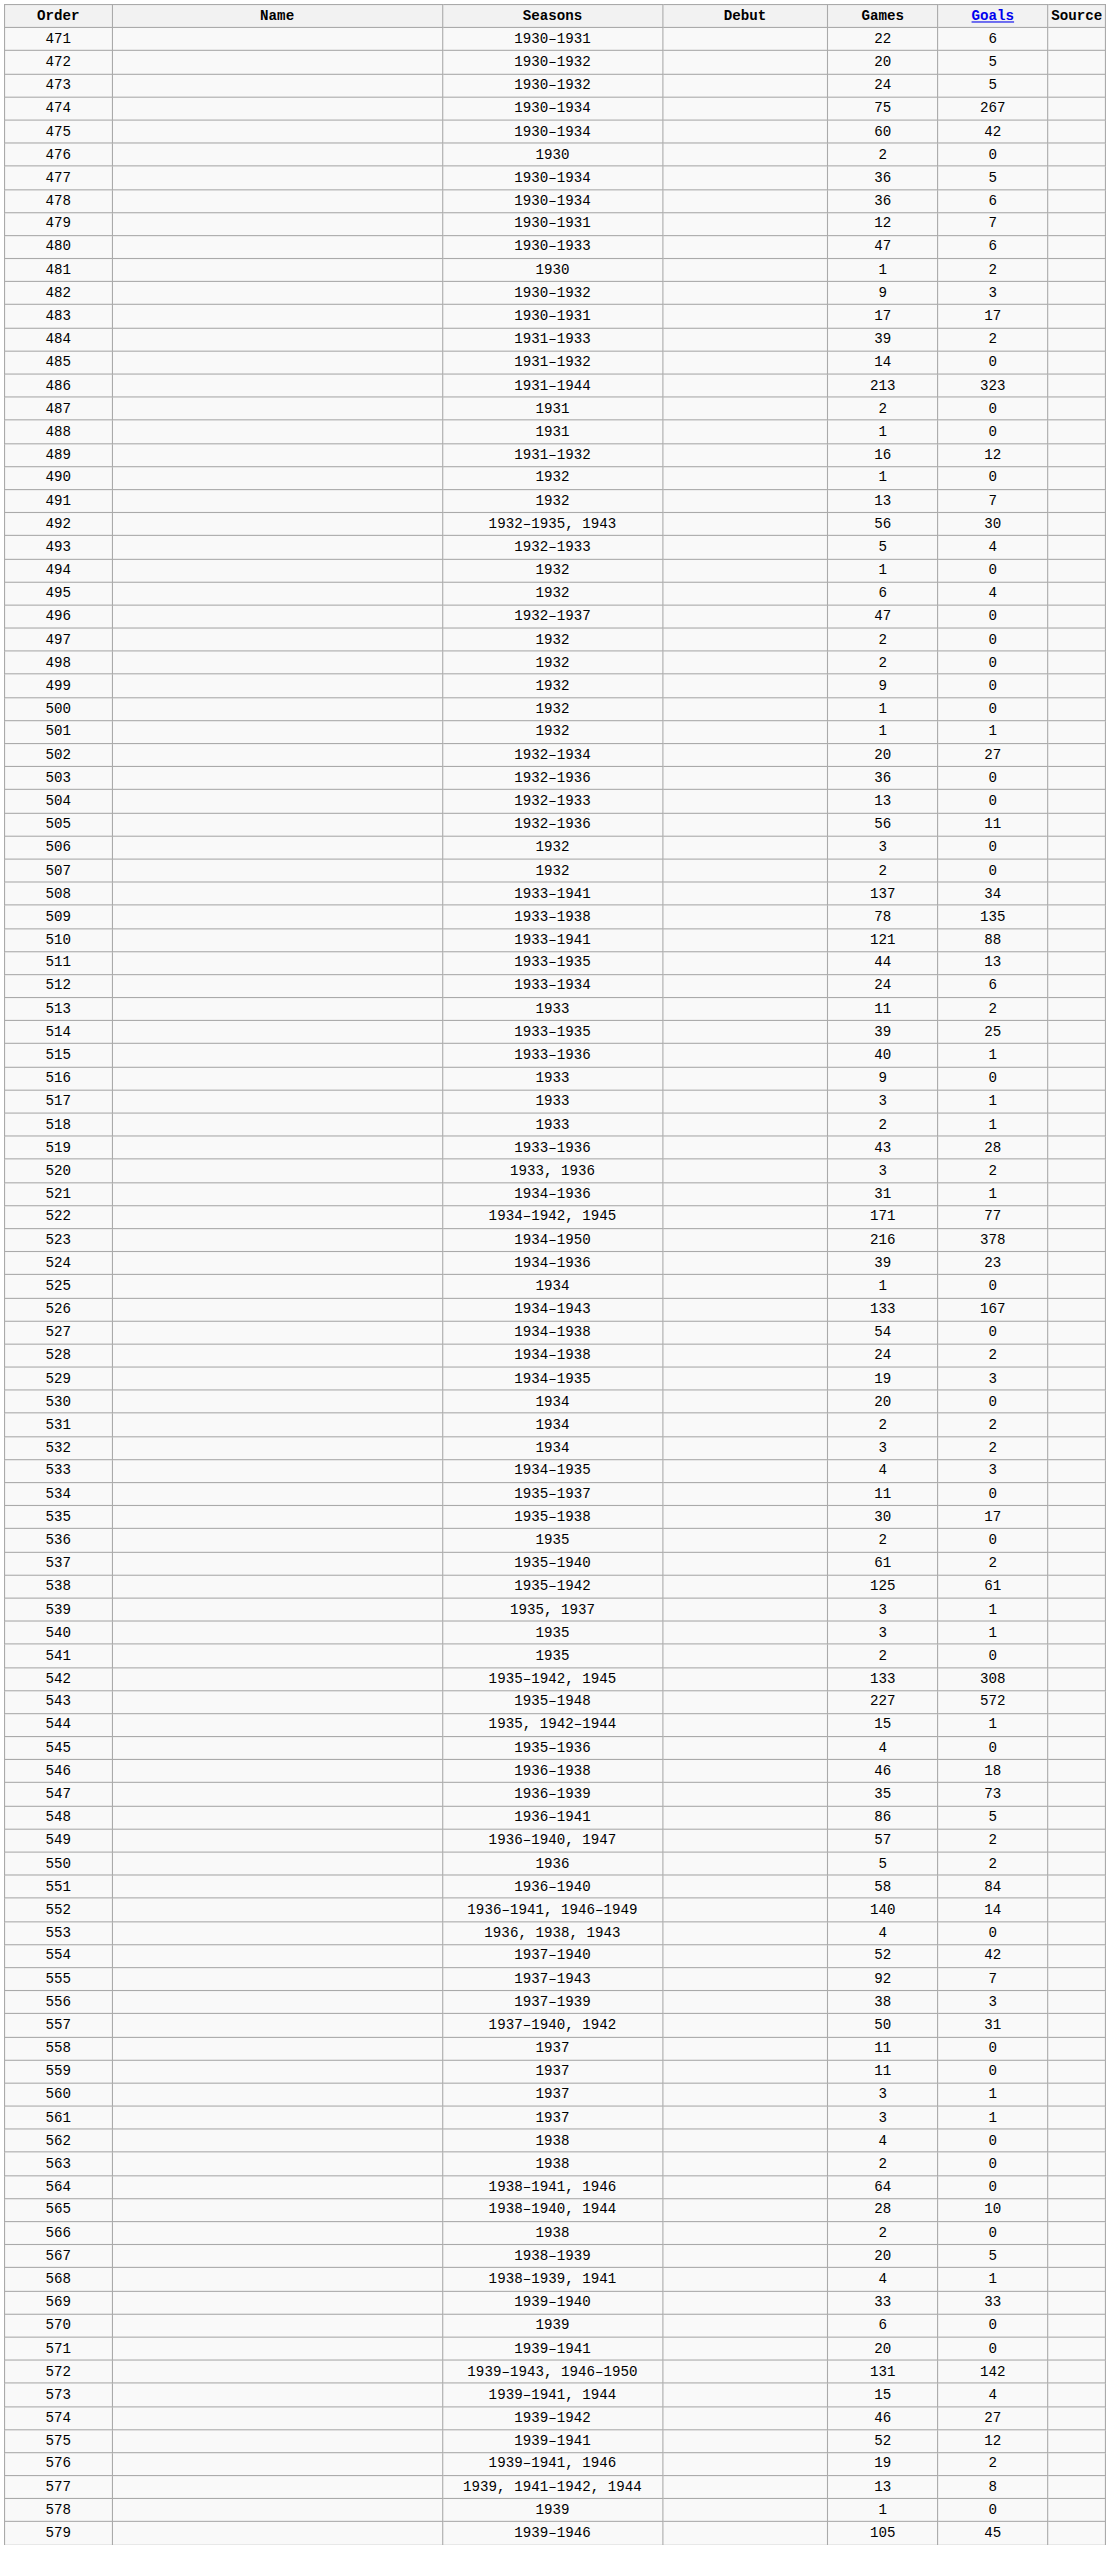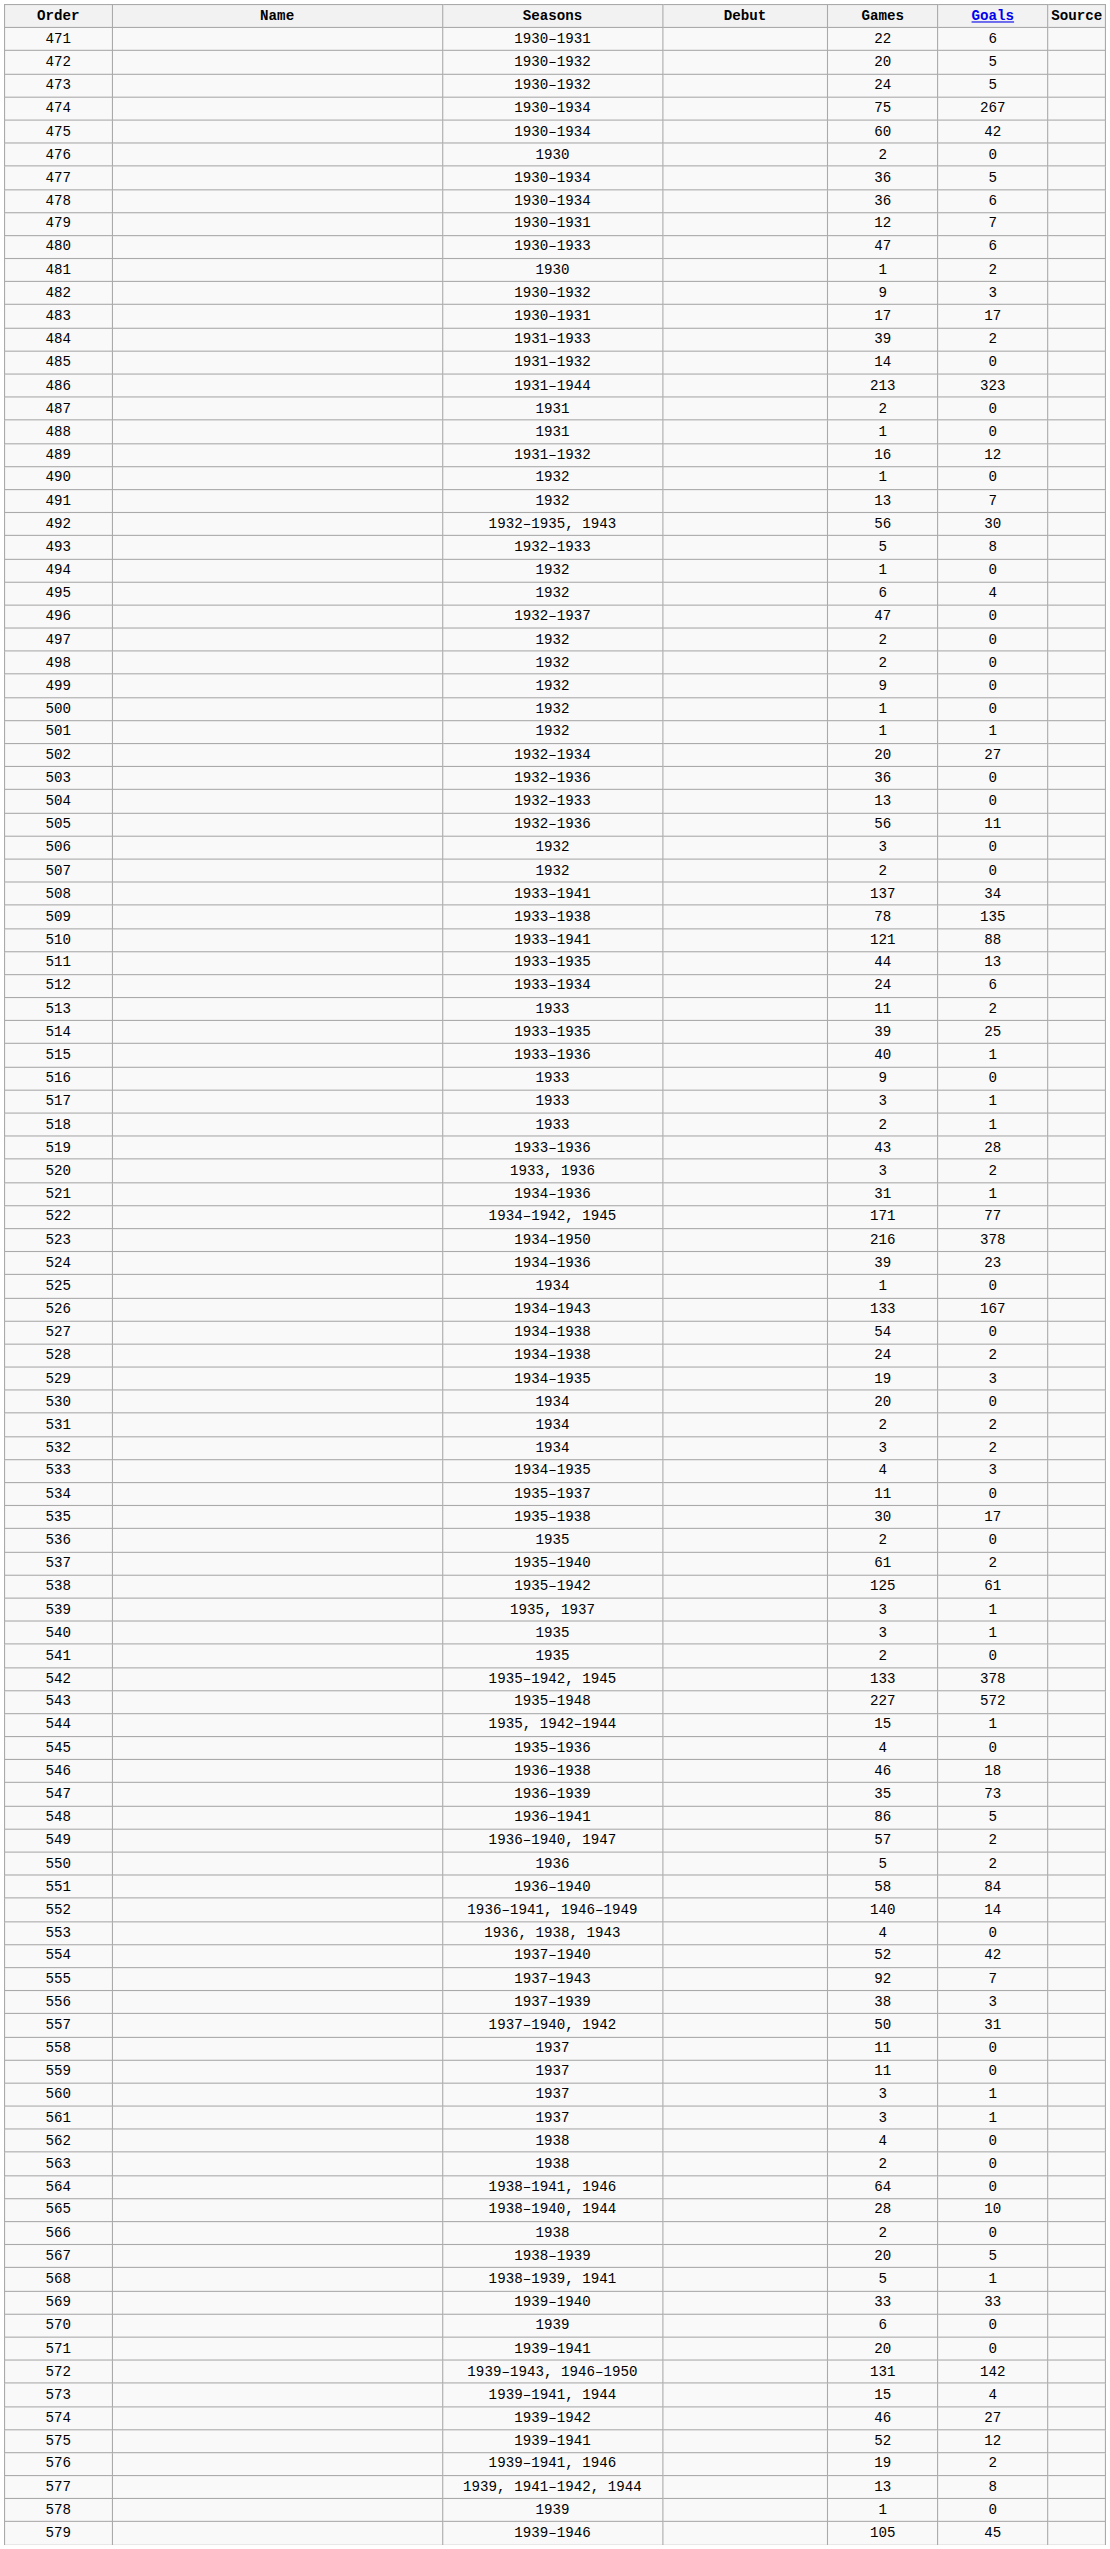(993, 547) 4 -> (993, 547) 8
(993, 1679) 308 -> (993, 1679) 378
(883, 2279) 4 -> (883, 2279) 5
